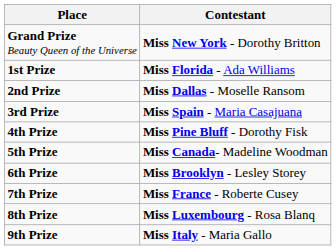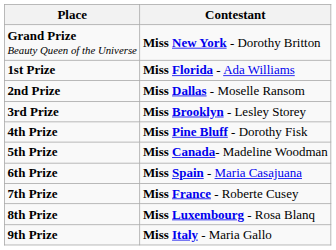(222, 111) Miss Spain - Maria Casajuana -> (224, 111) Miss Brooklyn - Lesley Storey
(224, 173) Miss Brooklyn - Lesley Storey -> (222, 173) Miss Spain - Maria Casajuana
